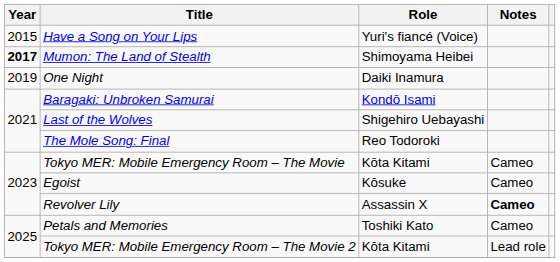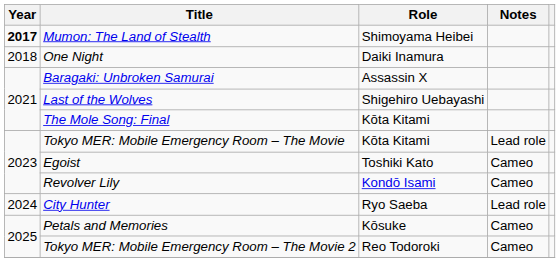- row: (120, 36)
(22, 78) 2019 -> (22, 57) 2018
(399, 99) Kondō Isami -> (395, 78) Assassin X
(401, 141) Reo Todoroki -> (396, 120) Kōta Kitami
(512, 162) Cameo -> (518, 141) Lead role
(384, 183) Kōsuke -> (398, 162) Toshiki Kato
(395, 204) Assassin X -> (399, 183) Kondō Isami
(513, 204) bold -> (512, 183) normal
+ row: (76, 204)
(398, 225) Toshiki Kato -> (384, 225) Kōsuke
(396, 246) Kōta Kitami -> (401, 246) Reo Todoroki
(518, 246) Lead role -> (512, 246) Cameo
